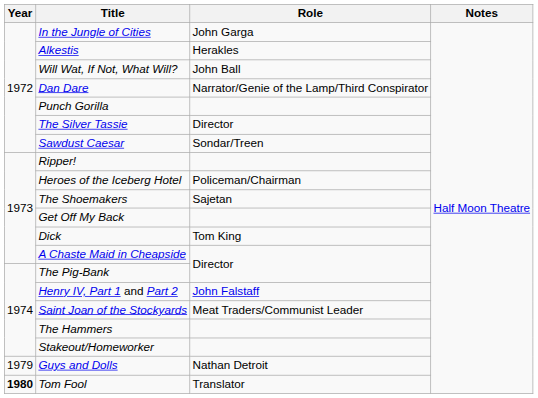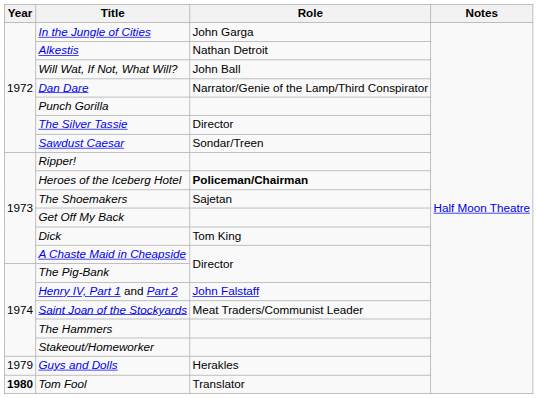(216, 50) Herakles -> (230, 50) Nathan Detroit
(247, 180) normal -> (250, 180) bold
(230, 365) Nathan Detroit -> (216, 365) Herakles
